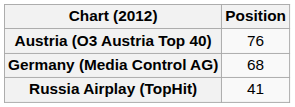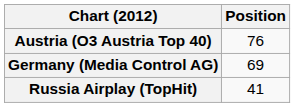(256, 65) 68 -> (256, 65) 69
